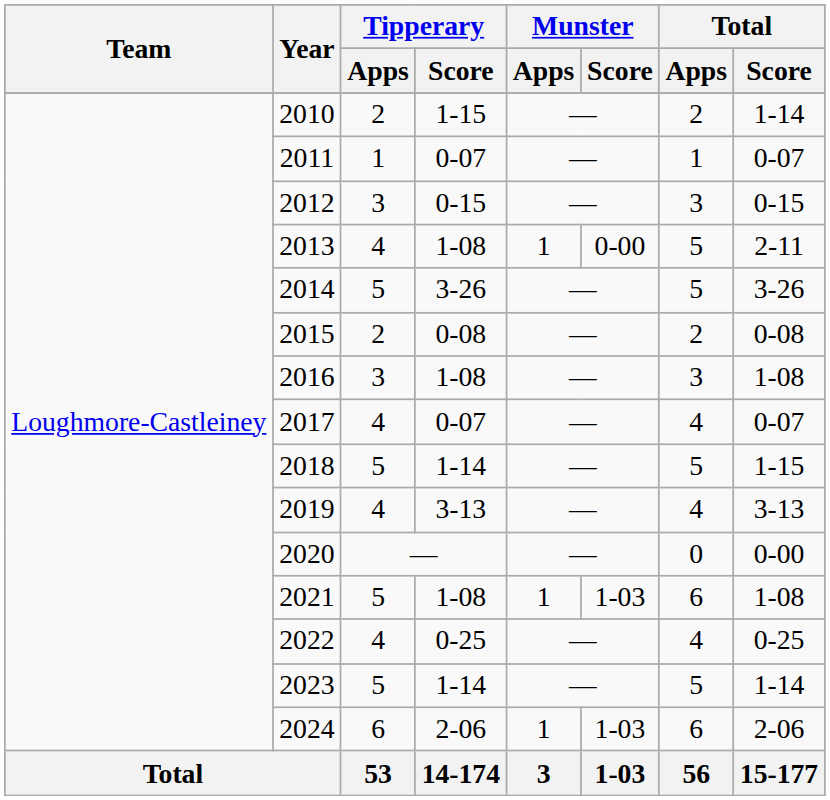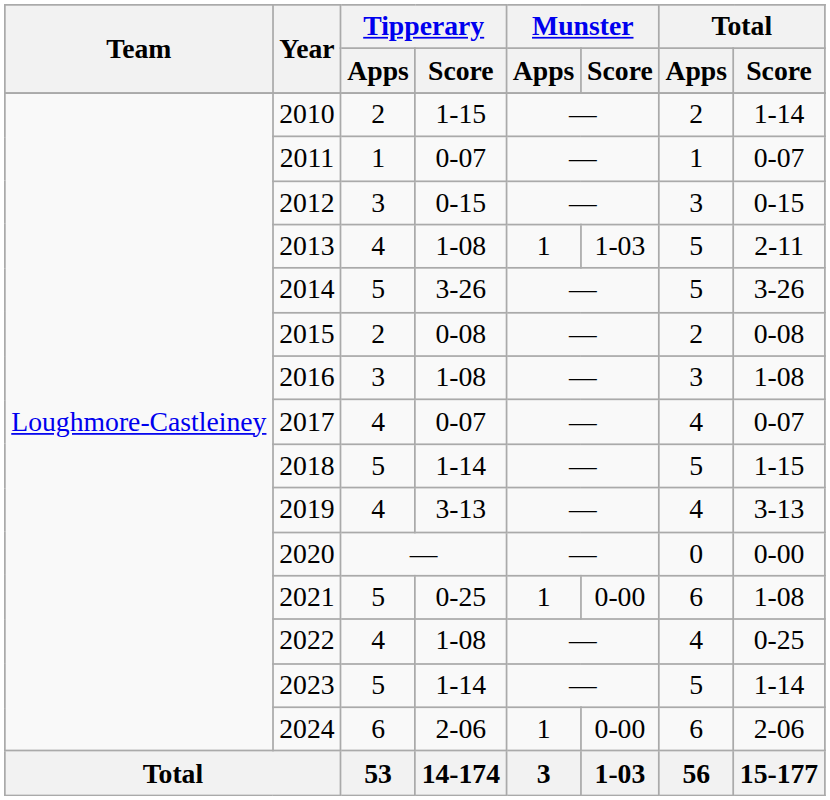(620, 245) 0-00 -> (620, 245) 1-03
(461, 597) 1-08 -> (461, 597) 0-25
(620, 597) 1-03 -> (620, 597) 0-00
(461, 641) 0-25 -> (461, 641) 1-08
(620, 728) 1-03 -> (620, 728) 0-00
